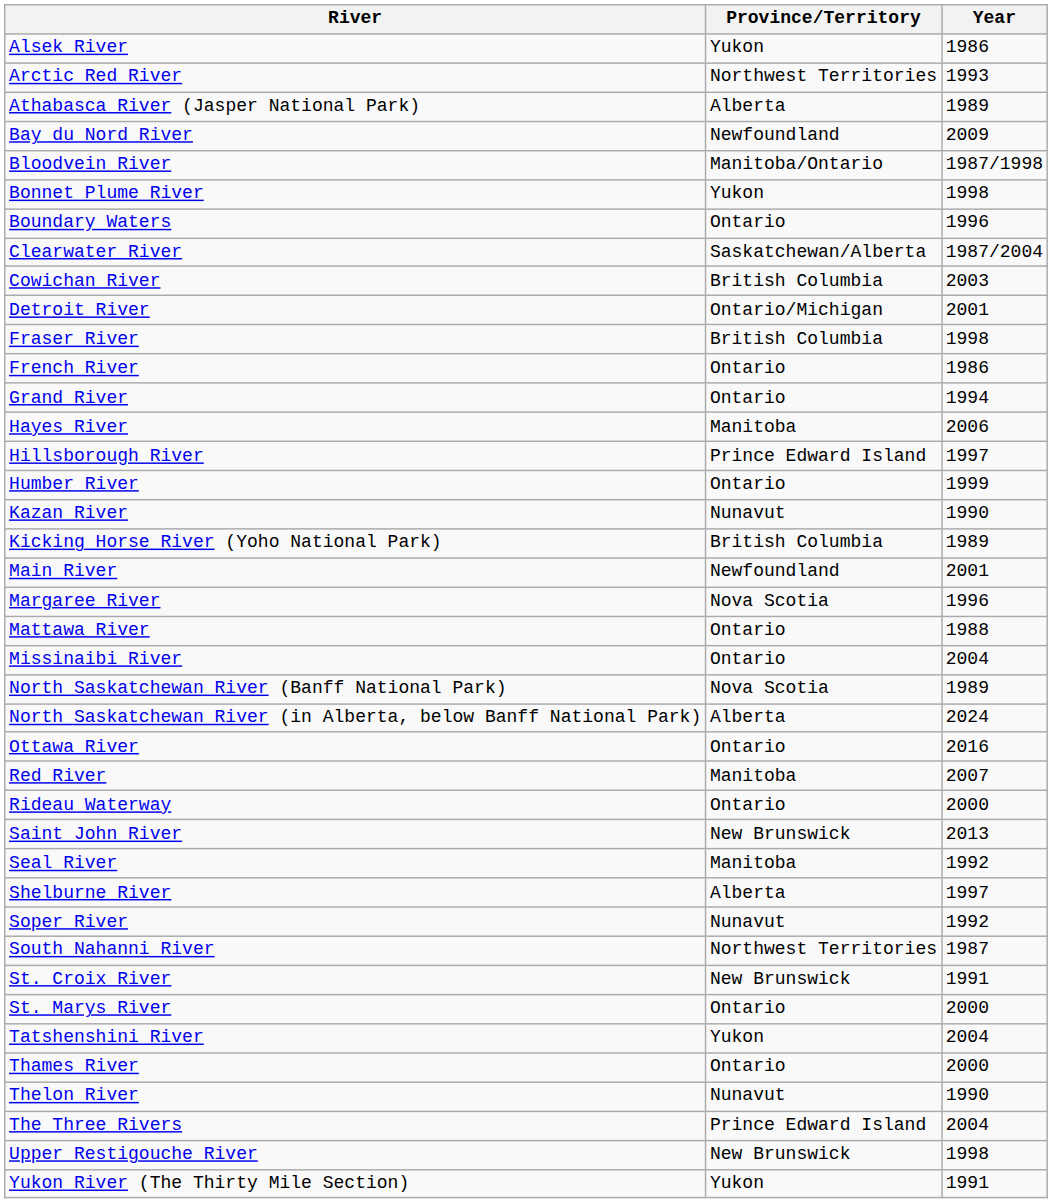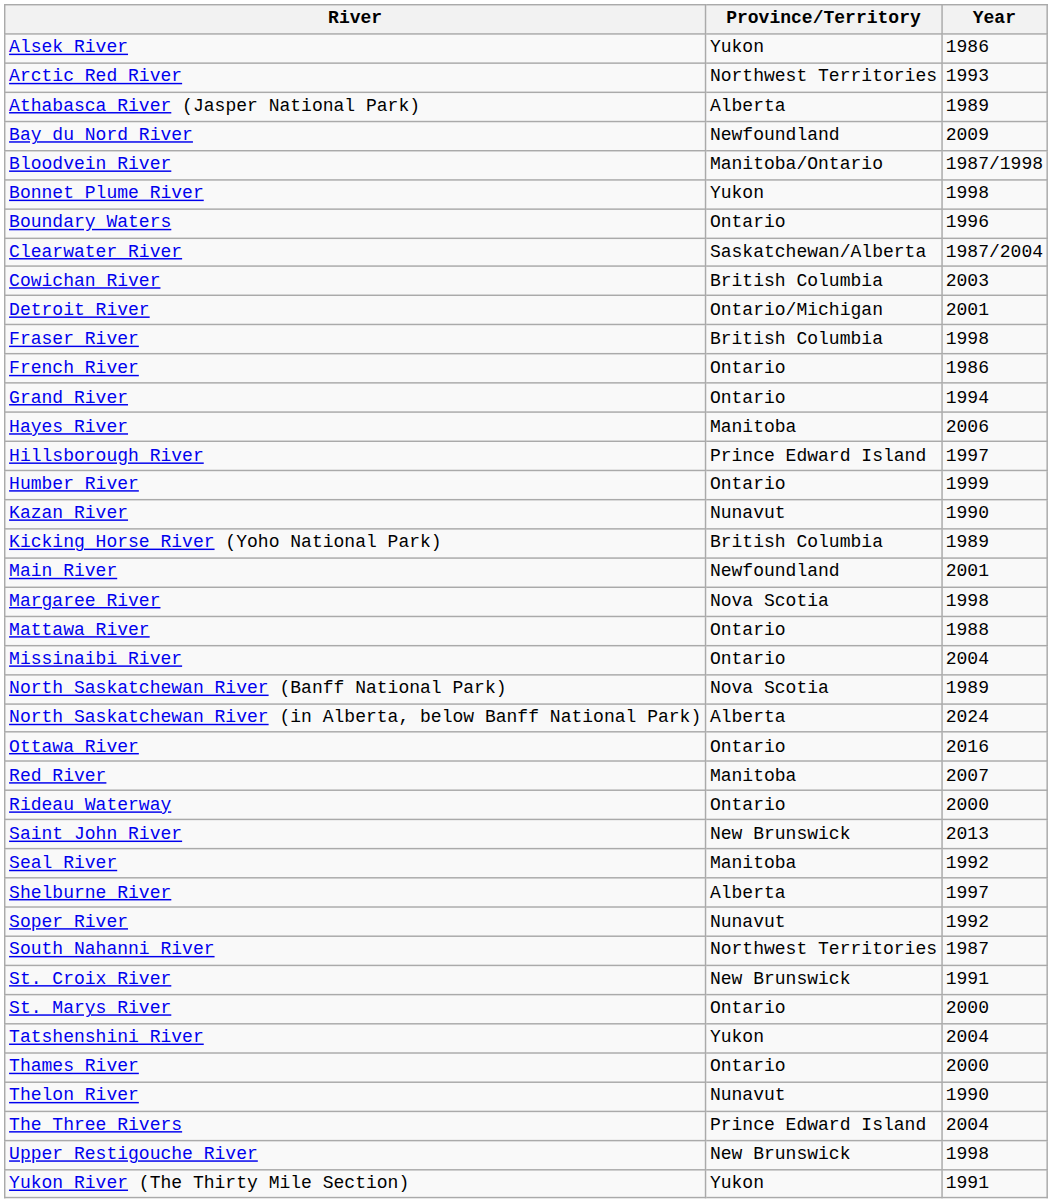(967, 602) 1996 -> (967, 602) 1998
